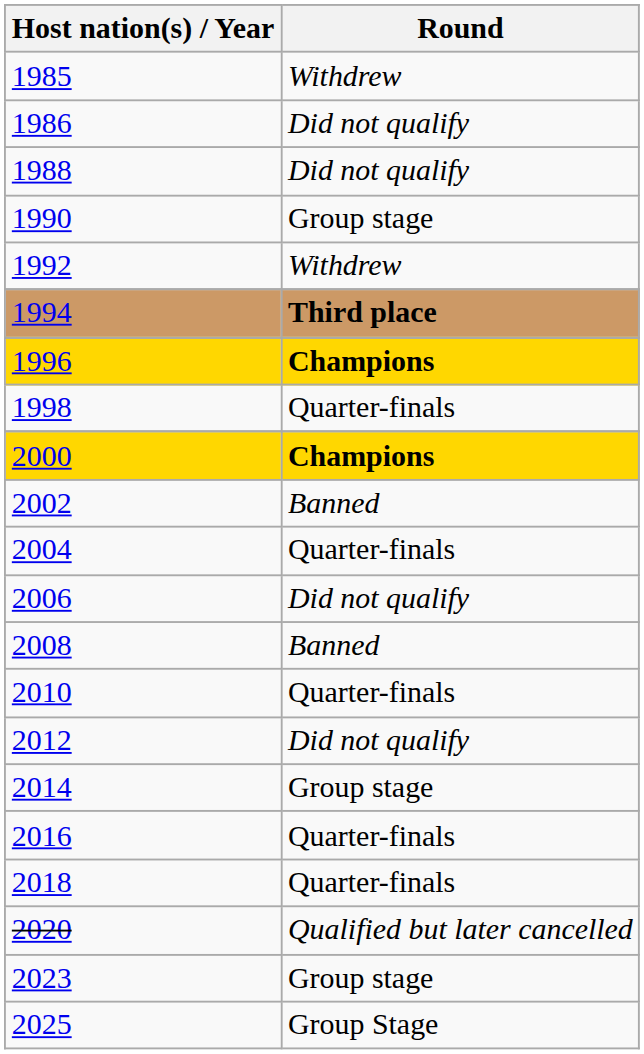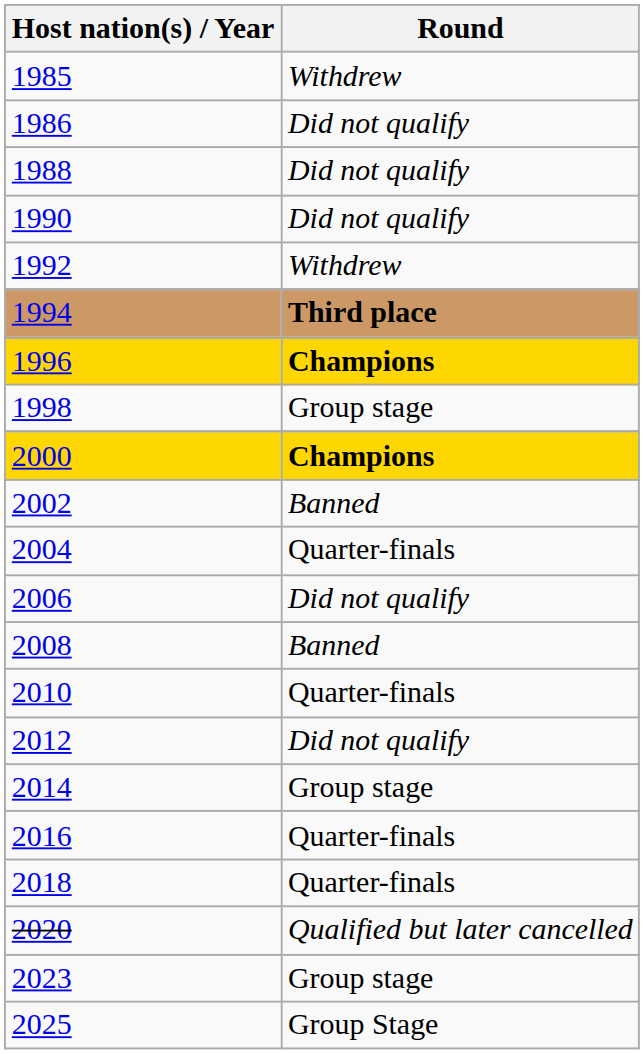(361, 218) Group stage -> (379, 218) Did not qualify
(372, 407) Quarter-finals -> (361, 407) Group stage
